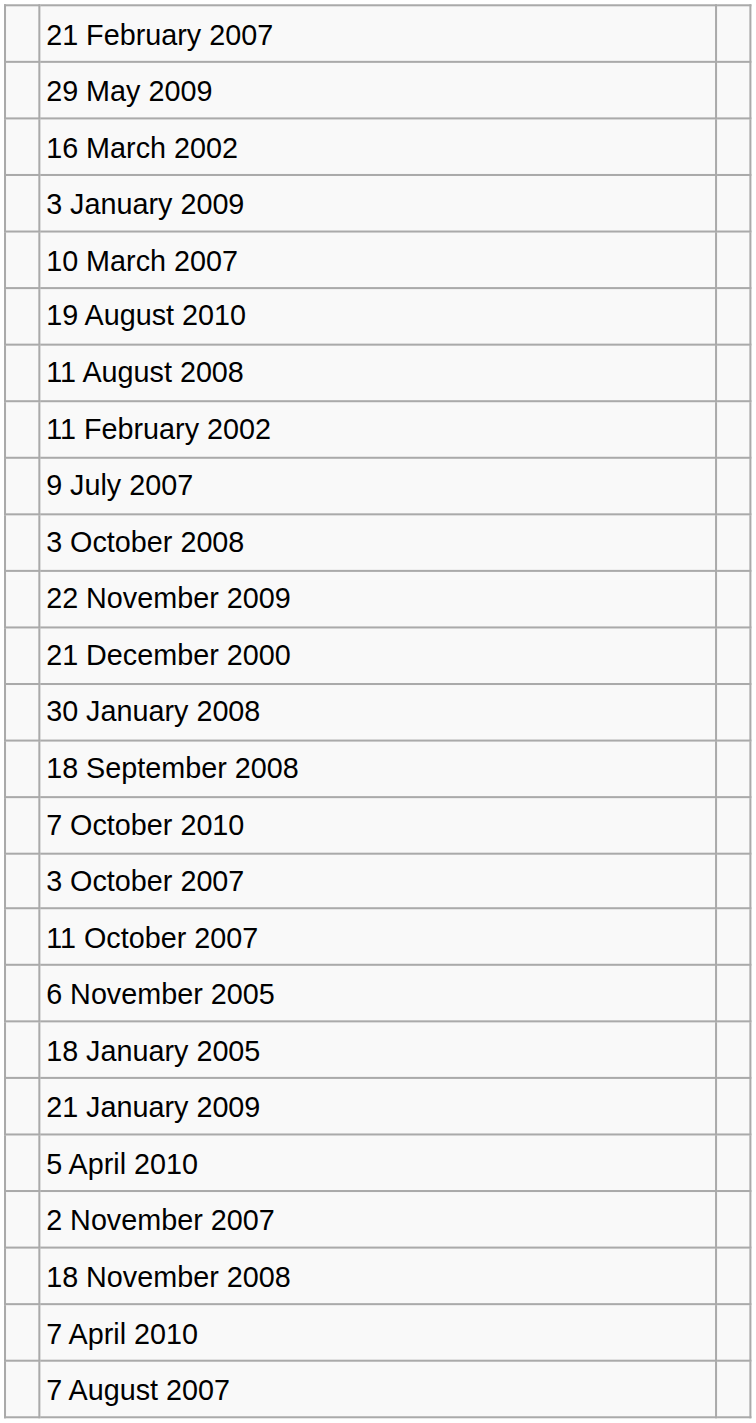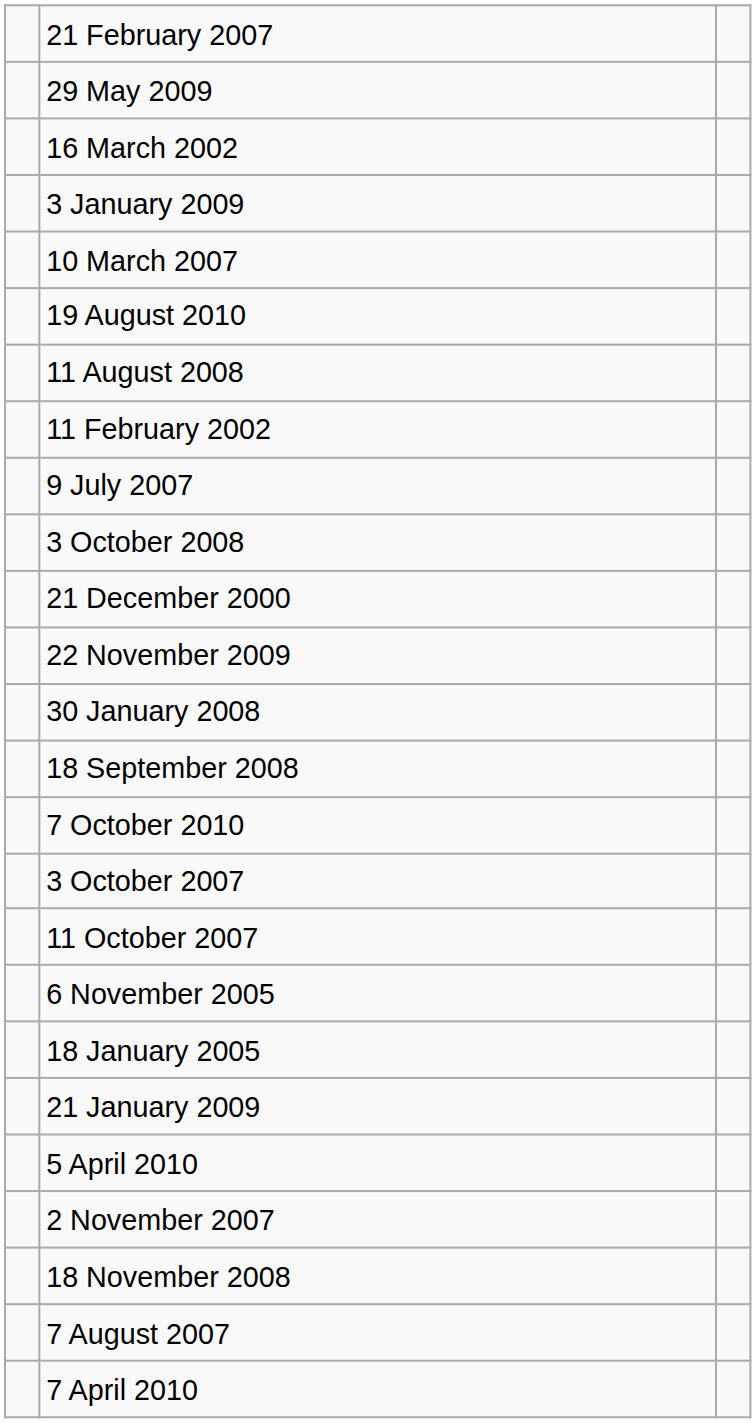rows swapped: (168, 599) <-> (168, 655)
rows swapped: (122, 1333) <-> (138, 1389)
